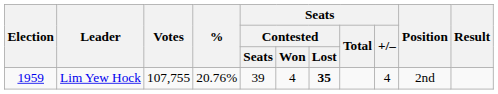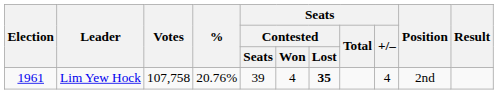(31, 78) 1959 -> (31, 78) 1961
(169, 78) 107,755 -> (169, 78) 107,758
